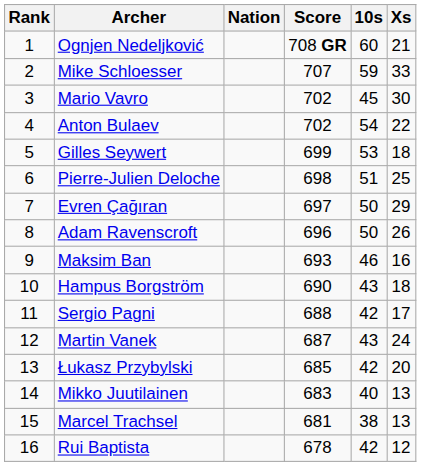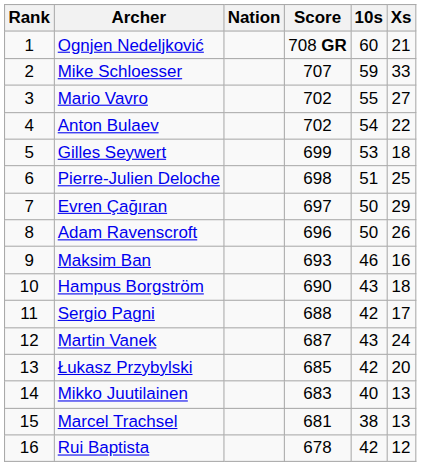(369, 98) 45 -> (369, 98) 55
(401, 98) 30 -> (401, 98) 27
